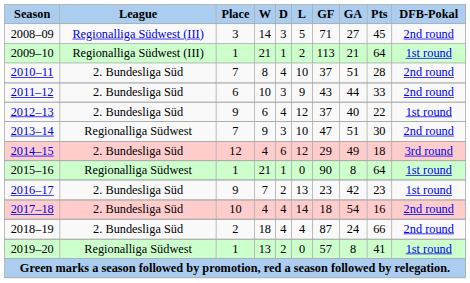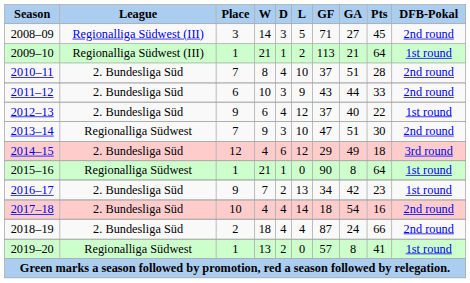(326, 190) 23 -> (326, 190) 34
